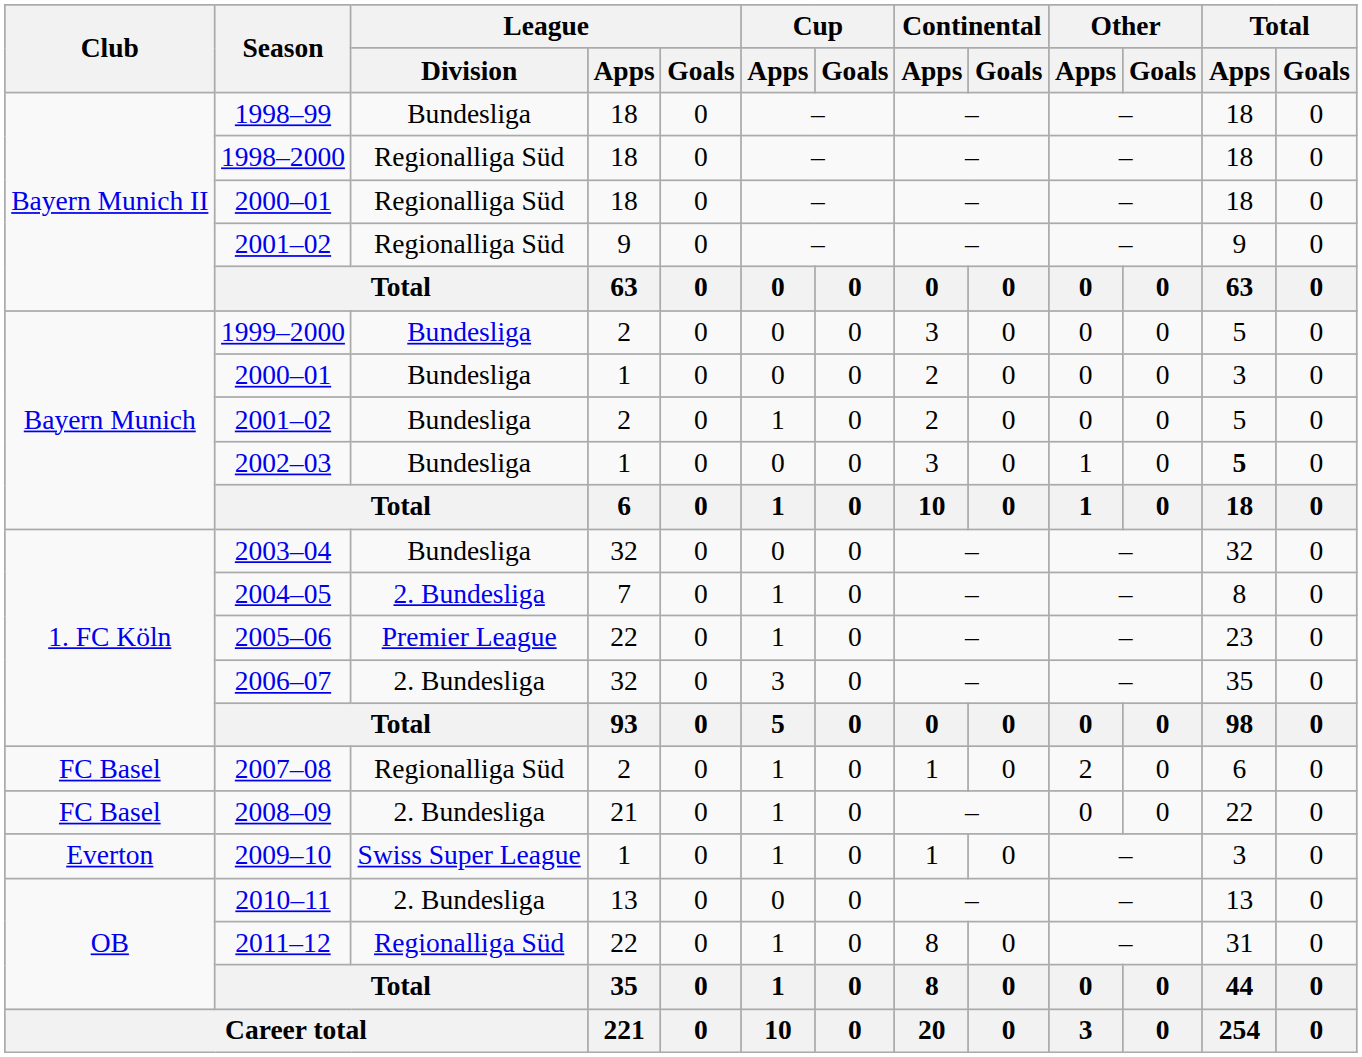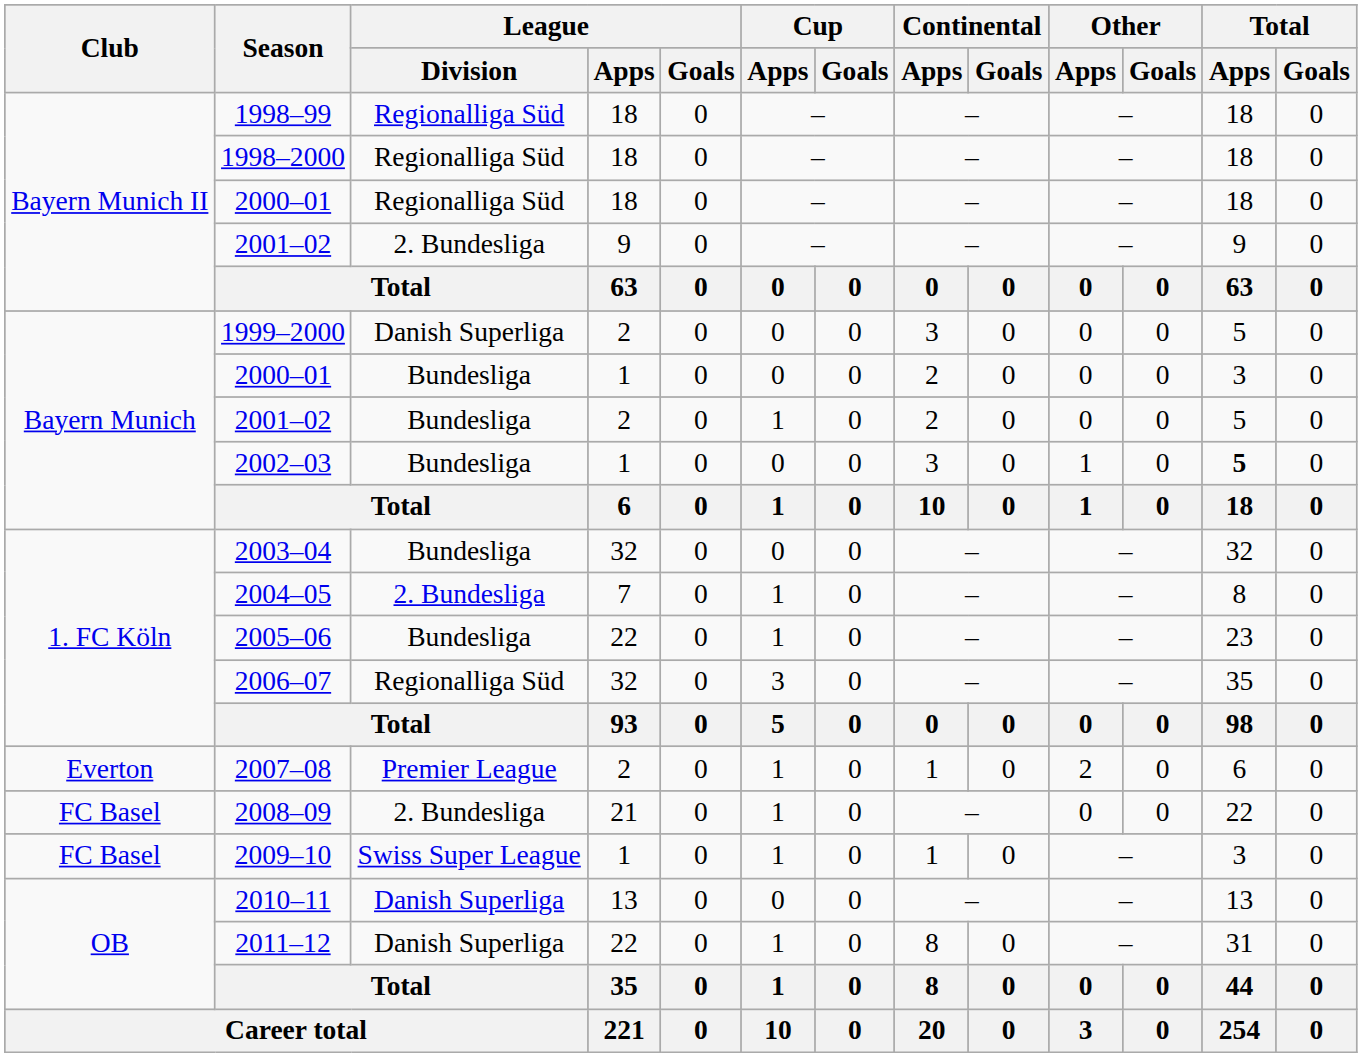(469, 113) Bundesliga -> (469, 113) Regionalliga Süd
(469, 244) Regionalliga Süd -> (469, 244) 2. Bundesliga
(469, 331) Bundesliga -> (469, 331) Danish Superliga
(469, 637) Premier League -> (469, 637) Bundesliga
(469, 680) 2. Bundesliga -> (469, 680) Regionalliga Süd
(110, 768) FC Basel -> (110, 768) Everton
(469, 768) Regionalliga Süd -> (469, 768) Premier League
(110, 855) Everton -> (110, 855) FC Basel
(469, 899) 2. Bundesliga -> (469, 899) Danish Superliga
(469, 942) Regionalliga Süd -> (469, 942) Danish Superliga
